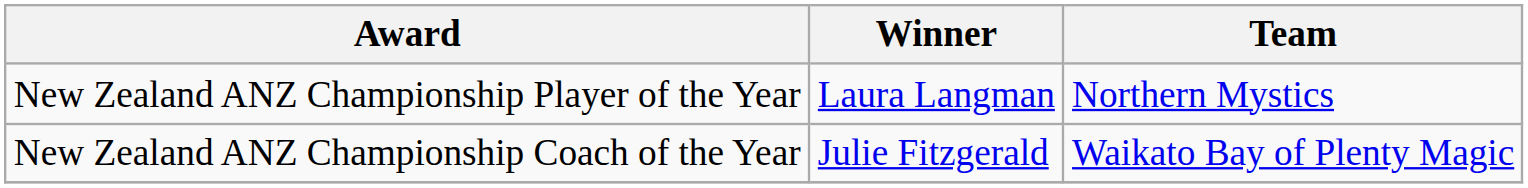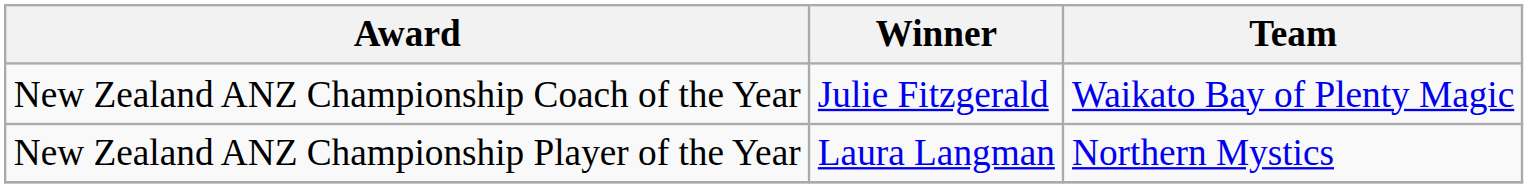rows swapped: (407, 93) <-> (407, 152)
